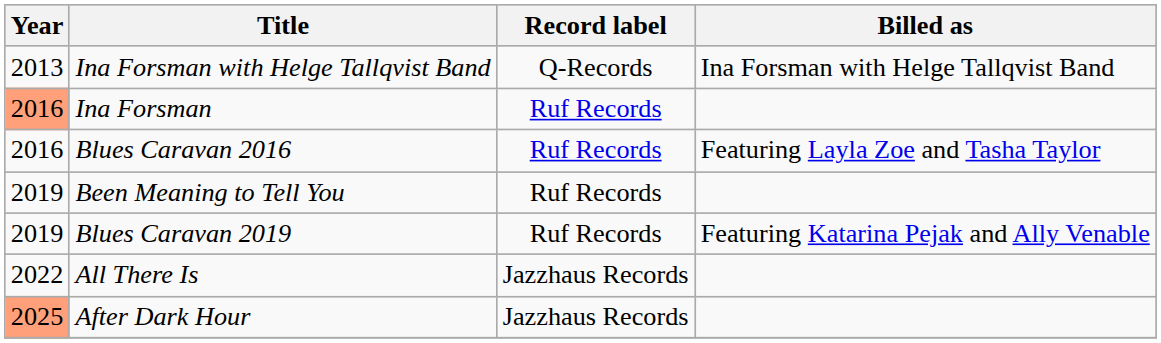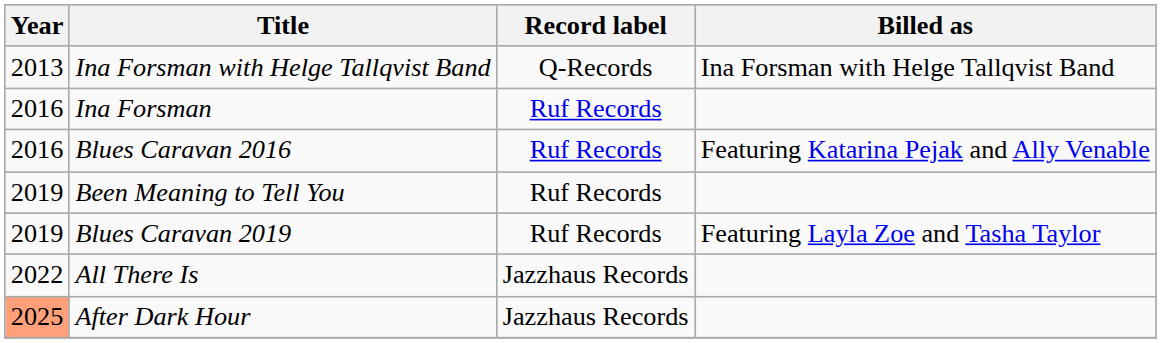(37, 108) lightsalmon background -> (37, 108) no background
(901, 150) Featuring Layla Zoe and Tasha Taylor -> (925, 150) Featuring Katarina Pejak and Ally Venable
(925, 233) Featuring Katarina Pejak and Ally Venable -> (901, 233) Featuring Layla Zoe and Tasha Taylor
